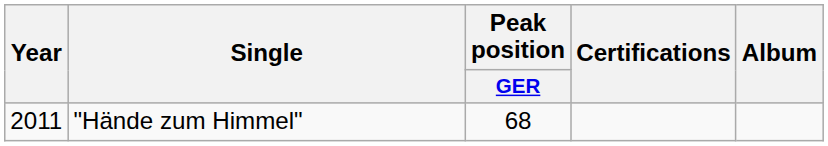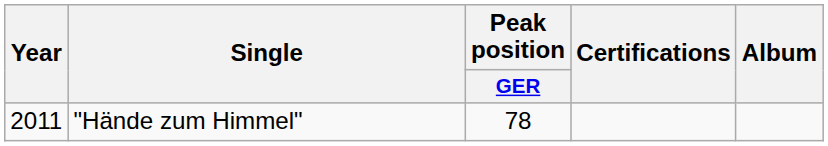(518, 121) 68 -> (518, 121) 78
